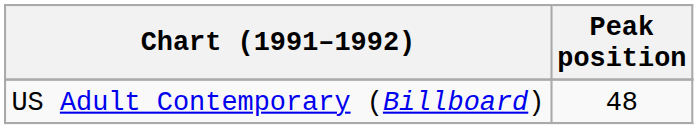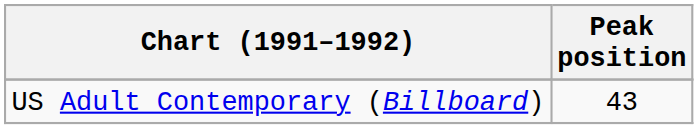(622, 102) 48 -> (622, 102) 43
